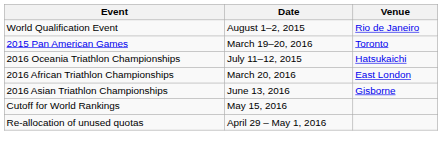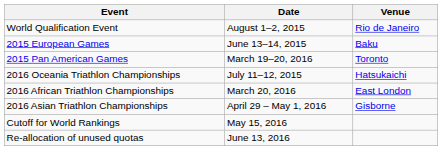+ row: (58, 43)
(258, 91) June 13, 2016 -> (277, 106) April 29 – May 1, 2016
(277, 122) April 29 – May 1, 2016 -> (258, 138) June 13, 2016
